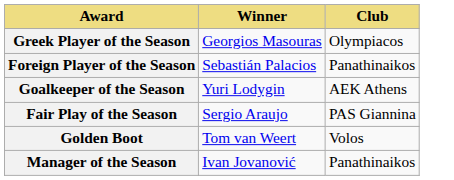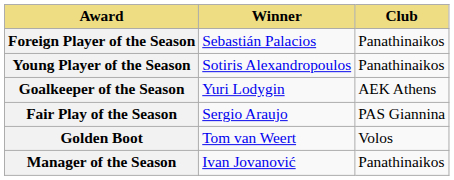- row: (102, 41)
+ row: (102, 65)
